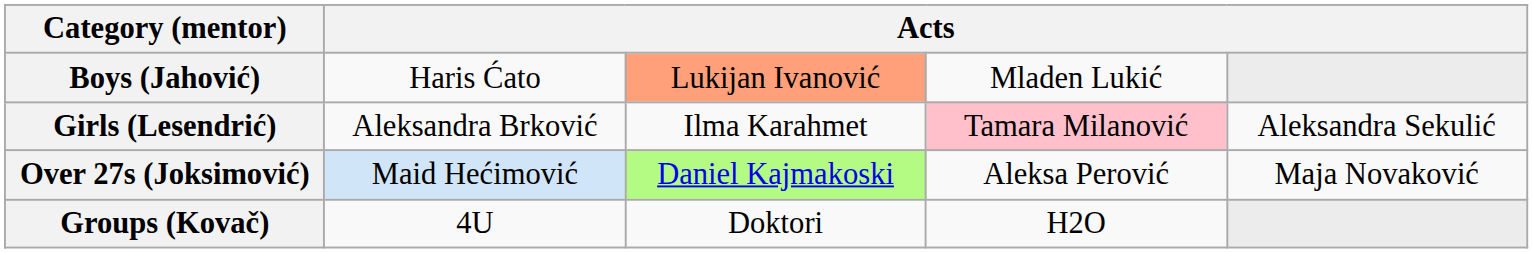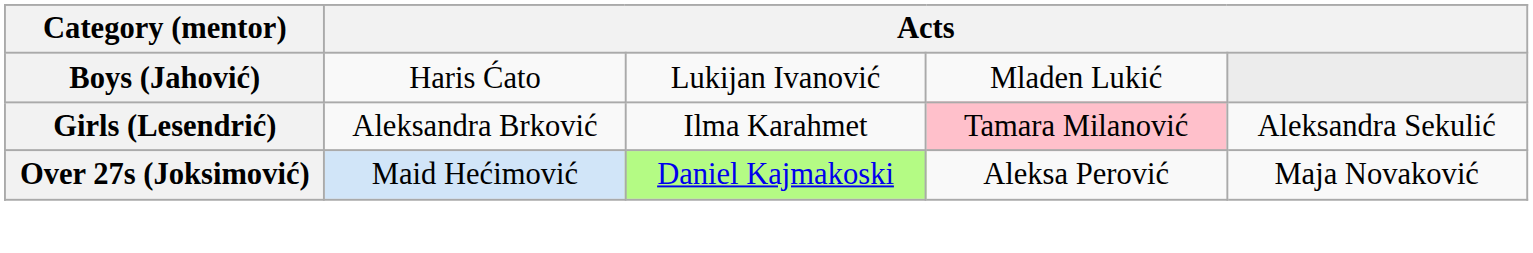(776, 77) lightsalmon background -> (776, 77) no background
- row: (165, 222)
